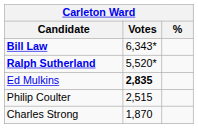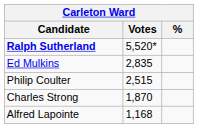- row: (27, 47)
(139, 81) bold -> (139, 64) normal
+ row: (43, 115)
